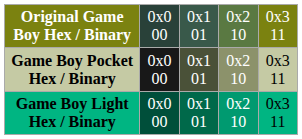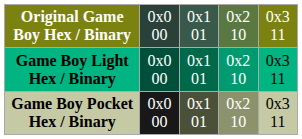rows swapped: (72, 69) <-> (72, 112)
